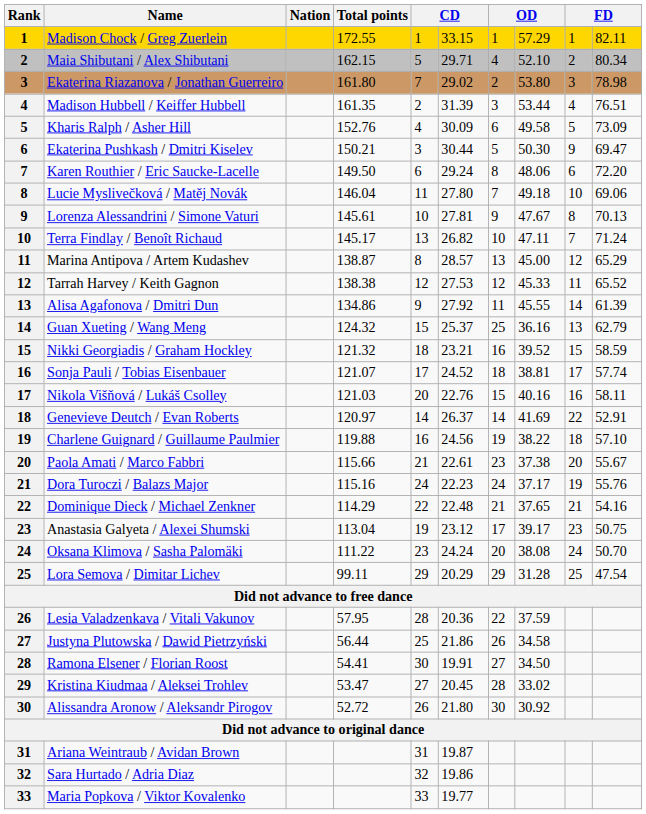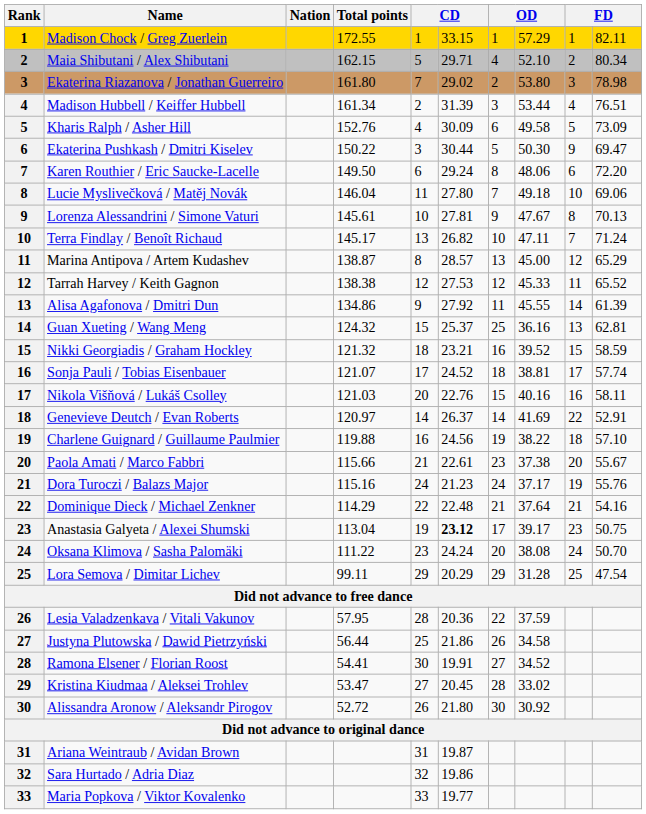(356, 104) 161.35 -> (356, 104) 161.34
(356, 149) 150.21 -> (356, 149) 150.22
(611, 328) 62.79 -> (611, 328) 62.81
(457, 484) 22.23 -> (457, 484) 21.23
(534, 506) 37.65 -> (534, 506) 37.64
(457, 529) normal -> (457, 529) bold
(534, 663) 34.50 -> (534, 663) 34.52
